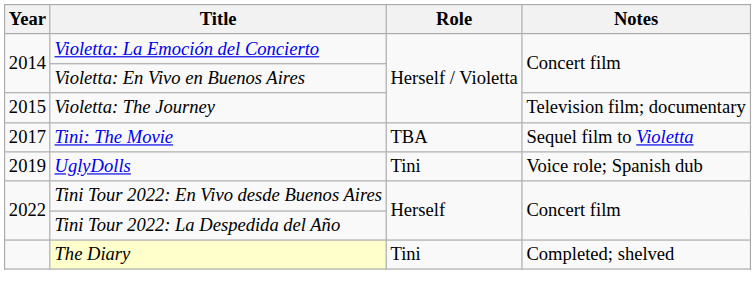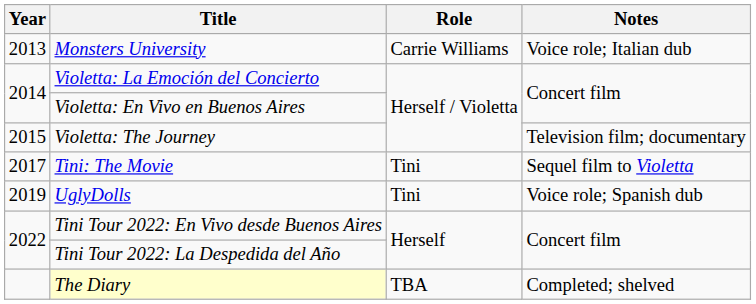+ row: (130, 48)
(409, 136) TBA -> (406, 166) Tini
(406, 254) Tini -> (409, 284) TBA
